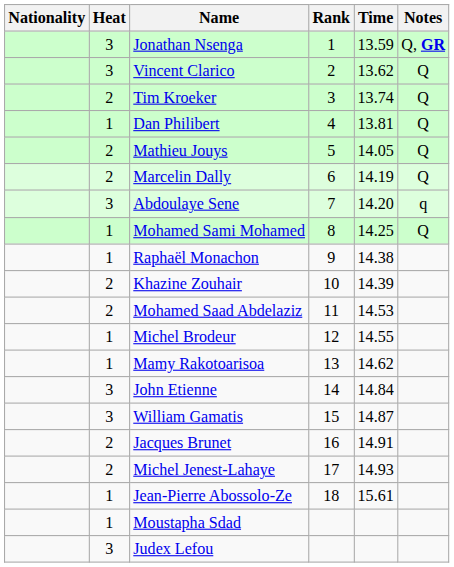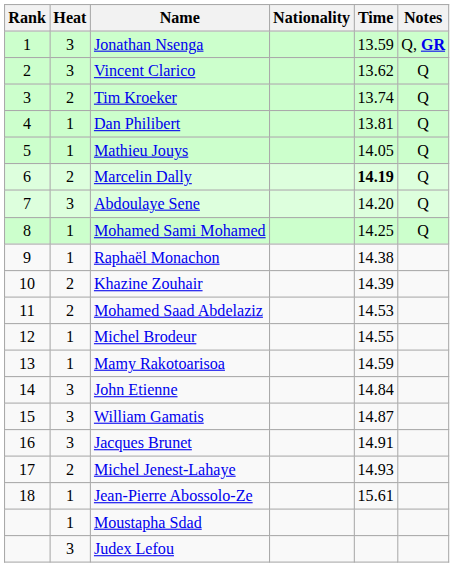columns swapped: (331, 17) <-> (47, 17)
(109, 150) 2 -> (70, 150) 1
(376, 177) normal -> (376, 177) bold
(423, 203) q -> (423, 203) Q
(376, 363) 14.62 -> (376, 363) 14.59
(109, 443) 2 -> (70, 443) 3
